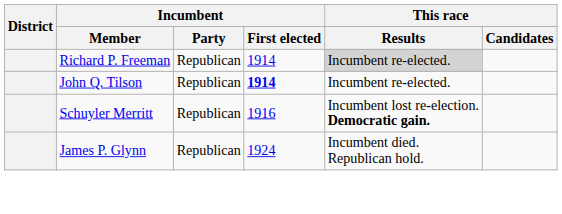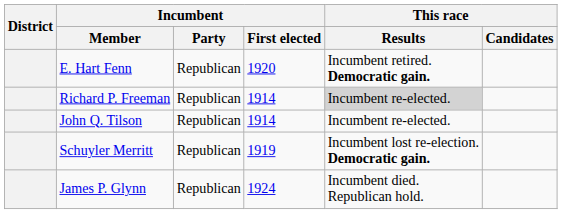+ row: (96, 68)
(261, 82) bold -> (261, 120) normal
(261, 112) 1916 -> (261, 151) 1919
